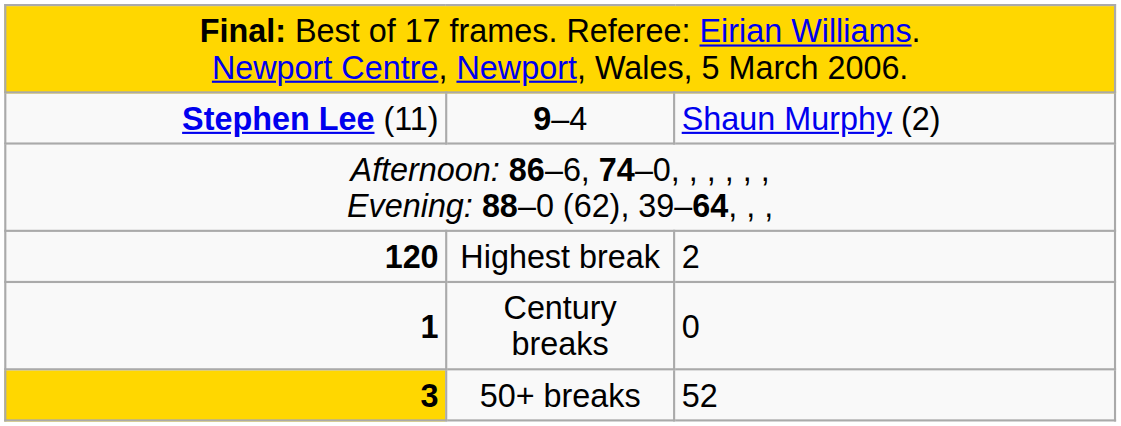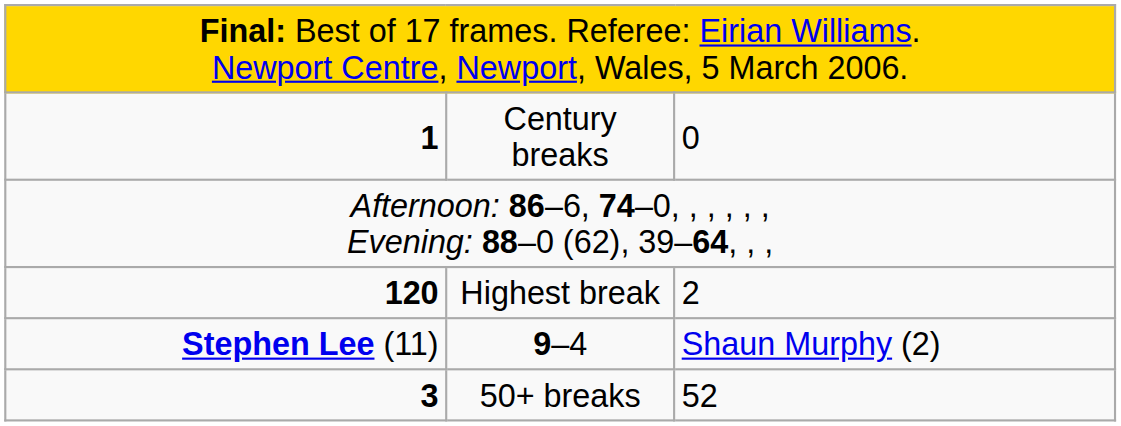rows swapped: (560, 118) <-> (560, 326)
(430, 396) gold background -> (430, 396) no background
